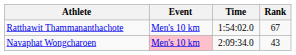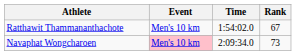(275, 43) 43 -> (275, 43) 73
